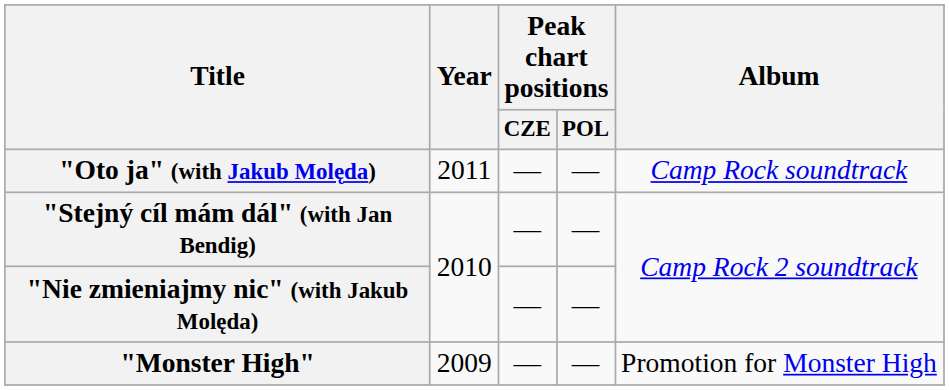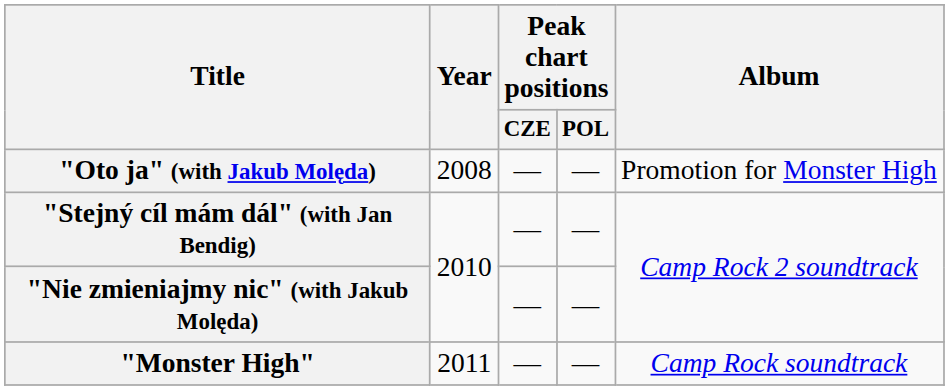(464, 170) 2011 -> (464, 170) 2008
(779, 170) Camp Rock soundtrack -> (779, 170) Promotion for Monster High
(464, 363) 2009 -> (464, 363) 2011
(779, 363) Promotion for Monster High -> (779, 363) Camp Rock soundtrack
